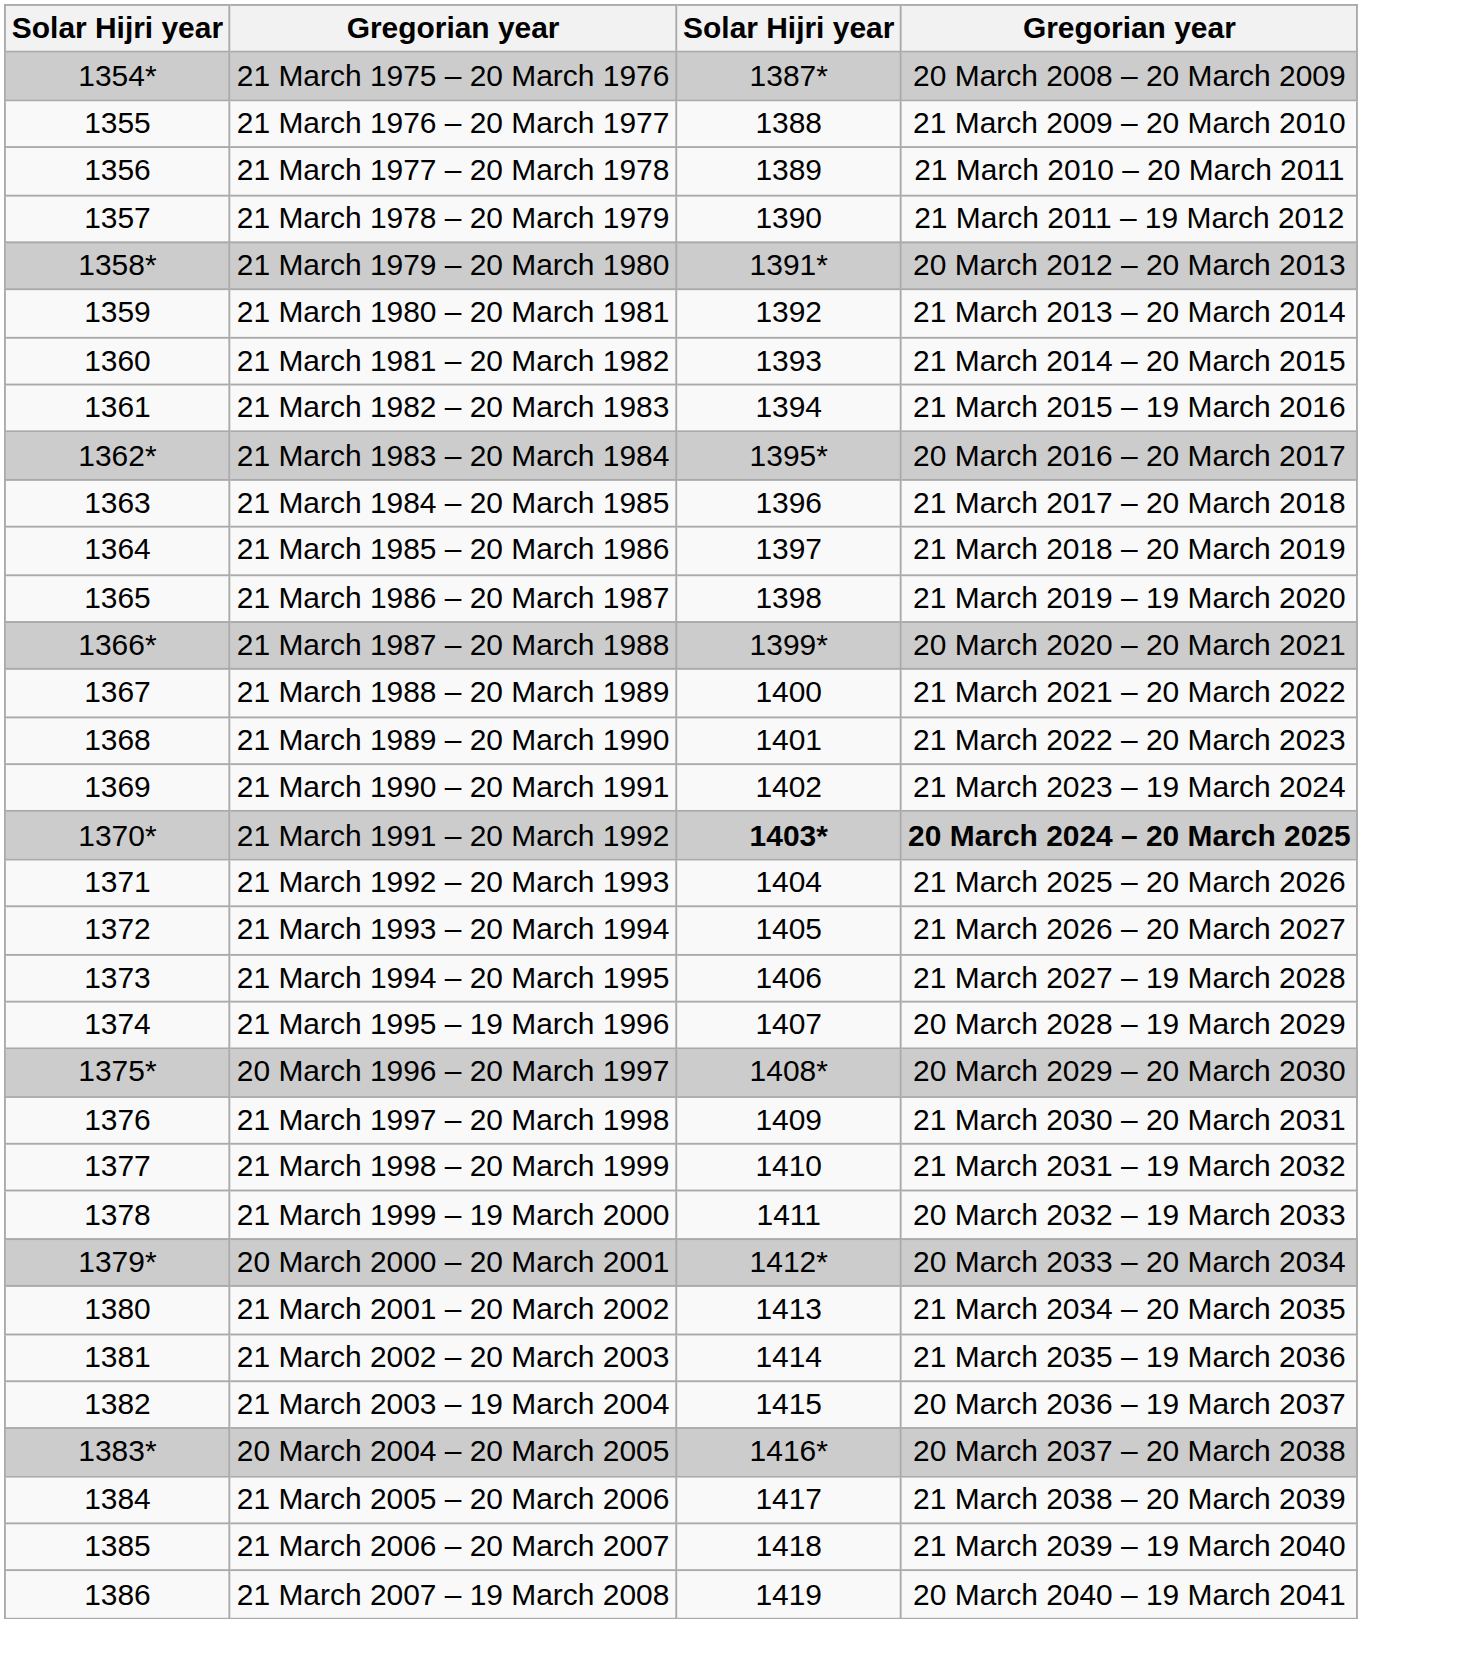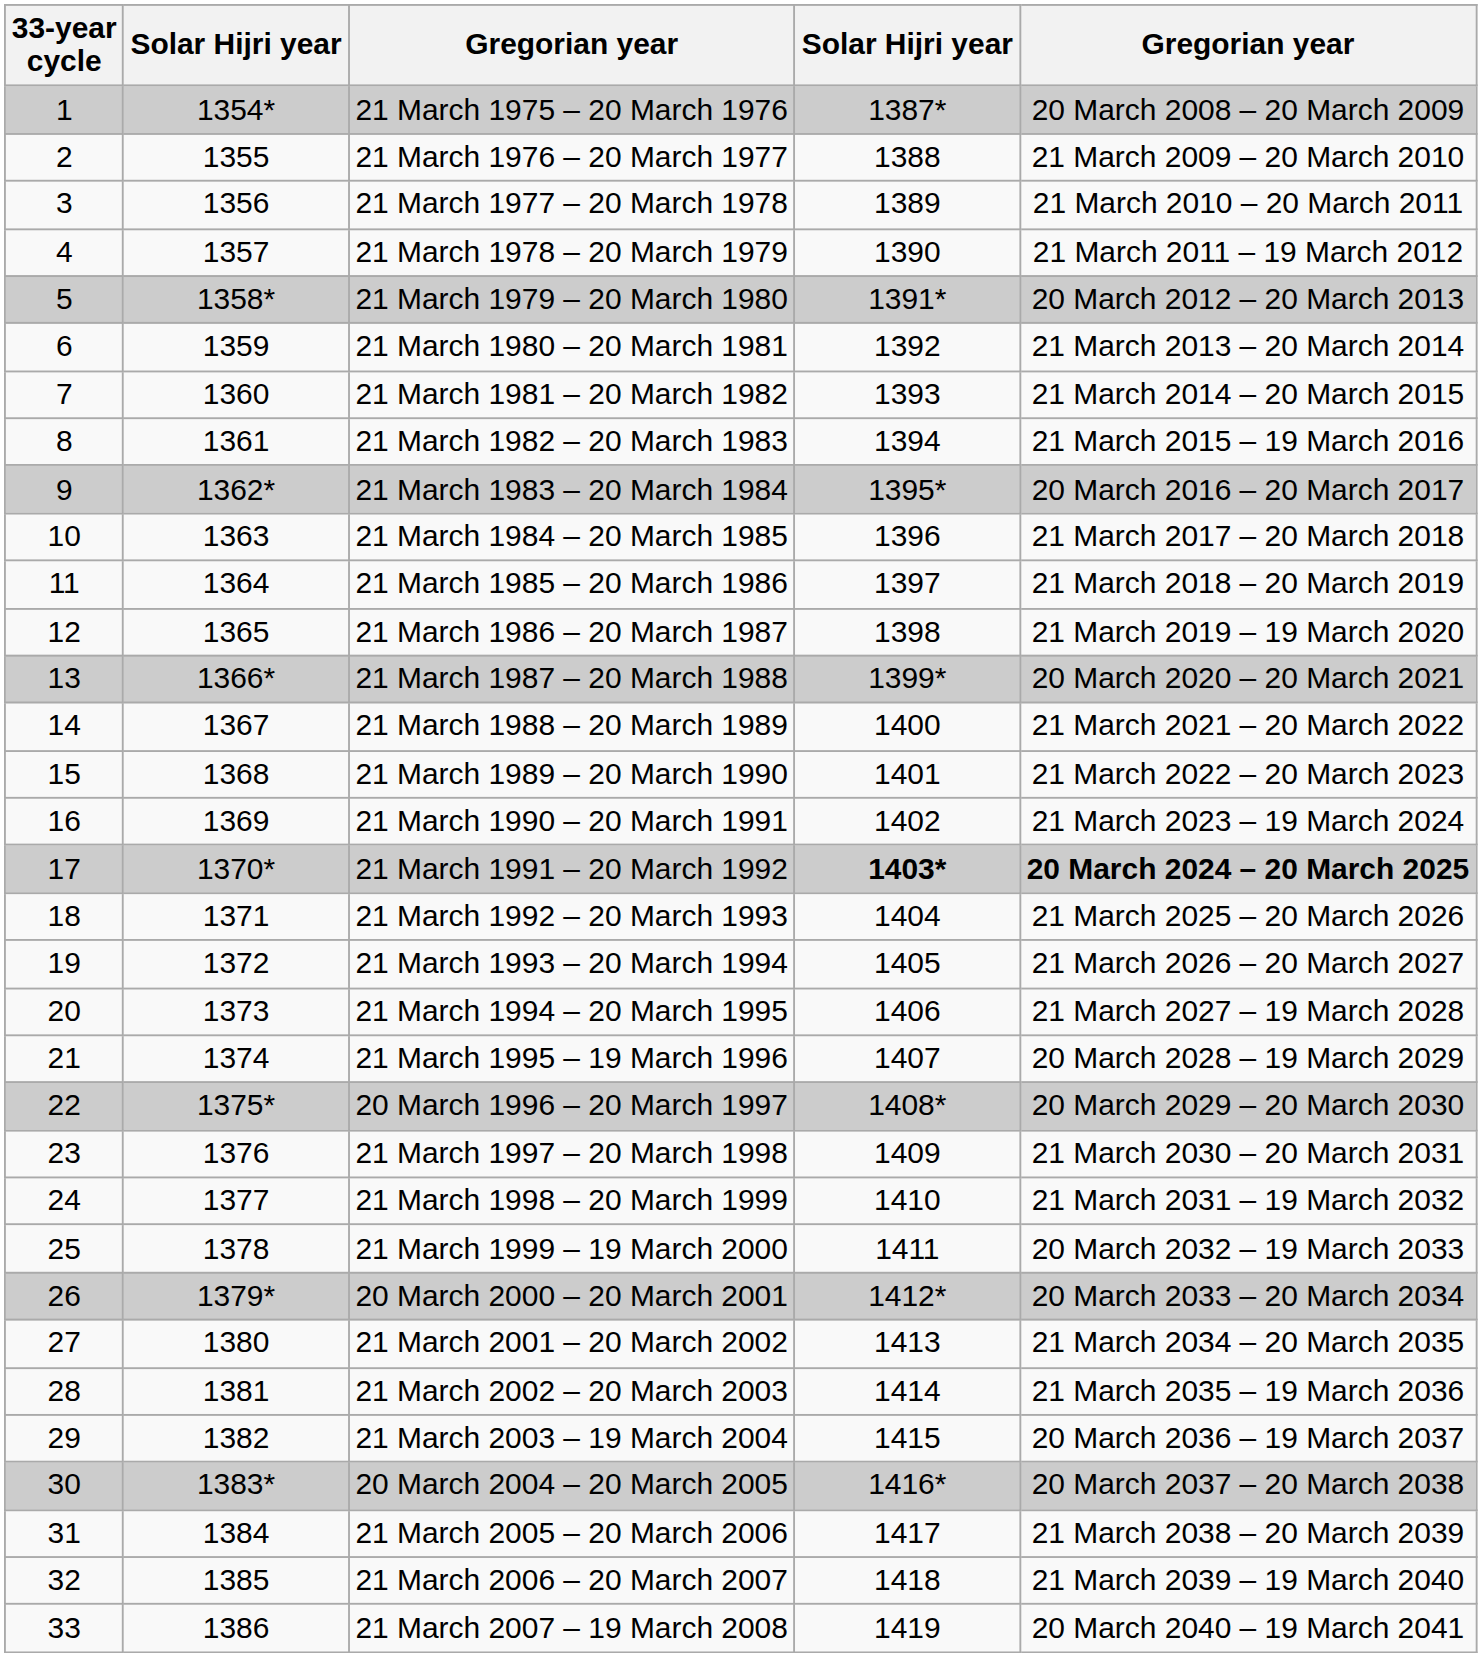+ column: (64, 45)
